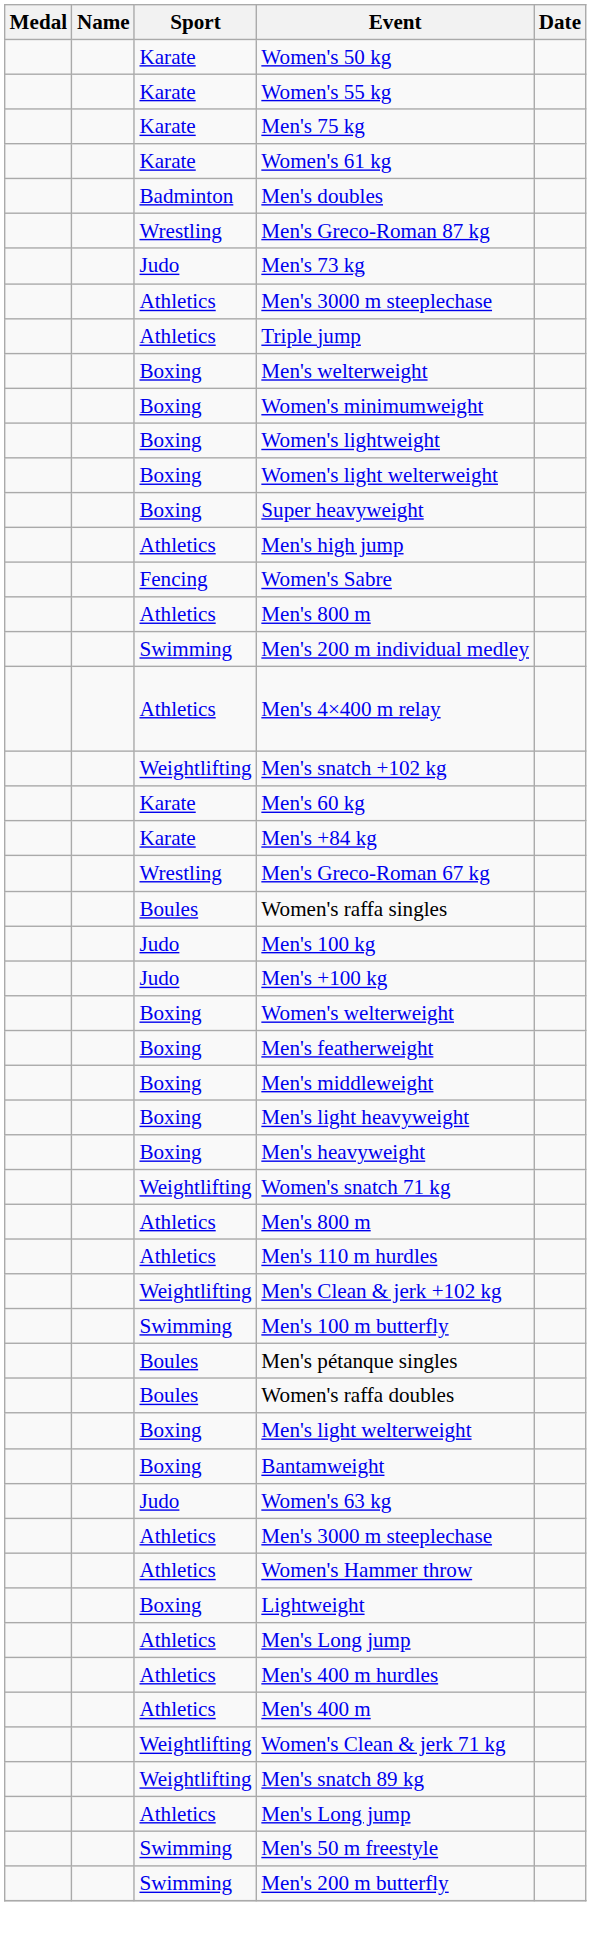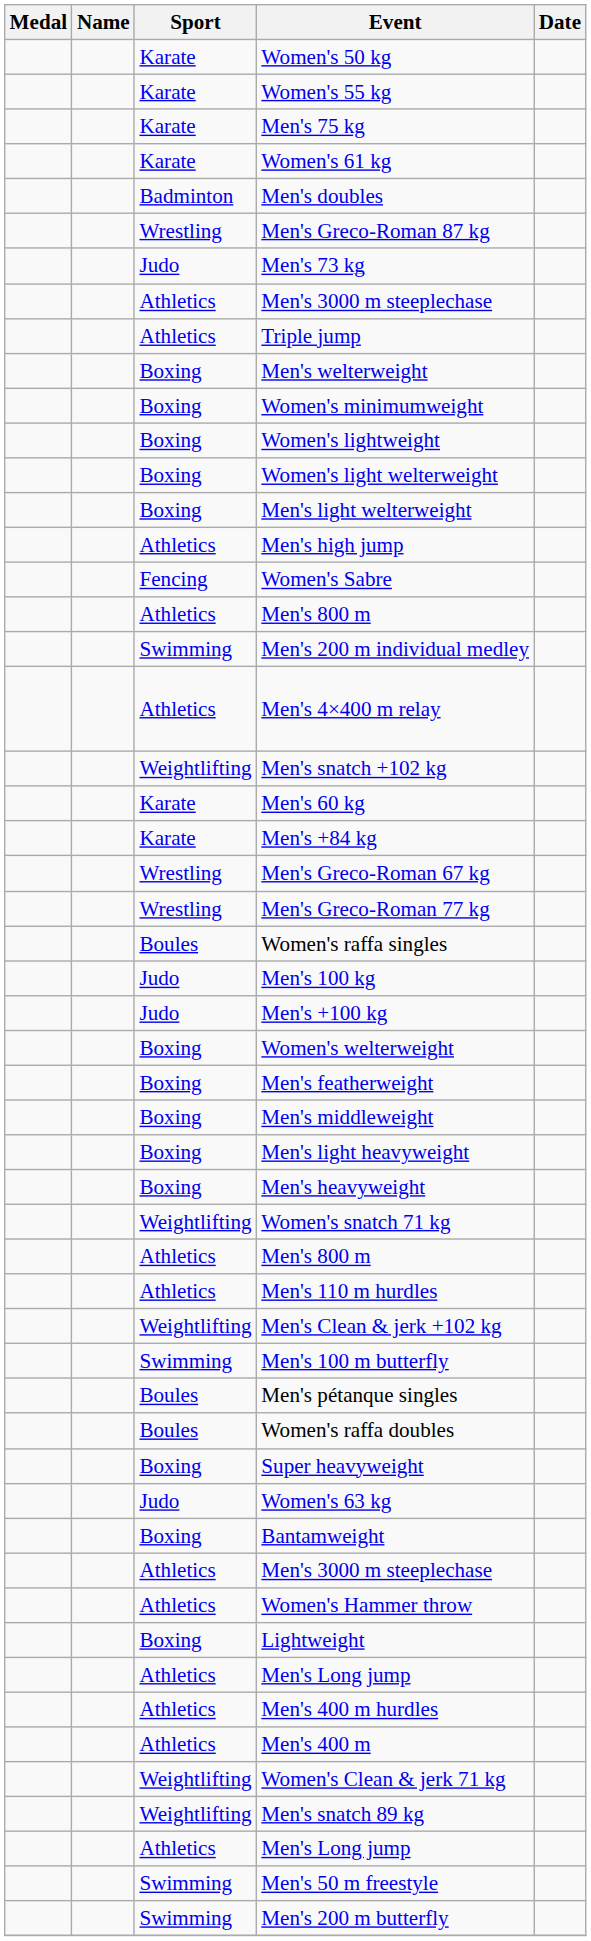rows swapped: (171, 1430) <-> (171, 509)
+ row: (181, 908)
rows swapped: (171, 1465) <-> (159, 1500)
